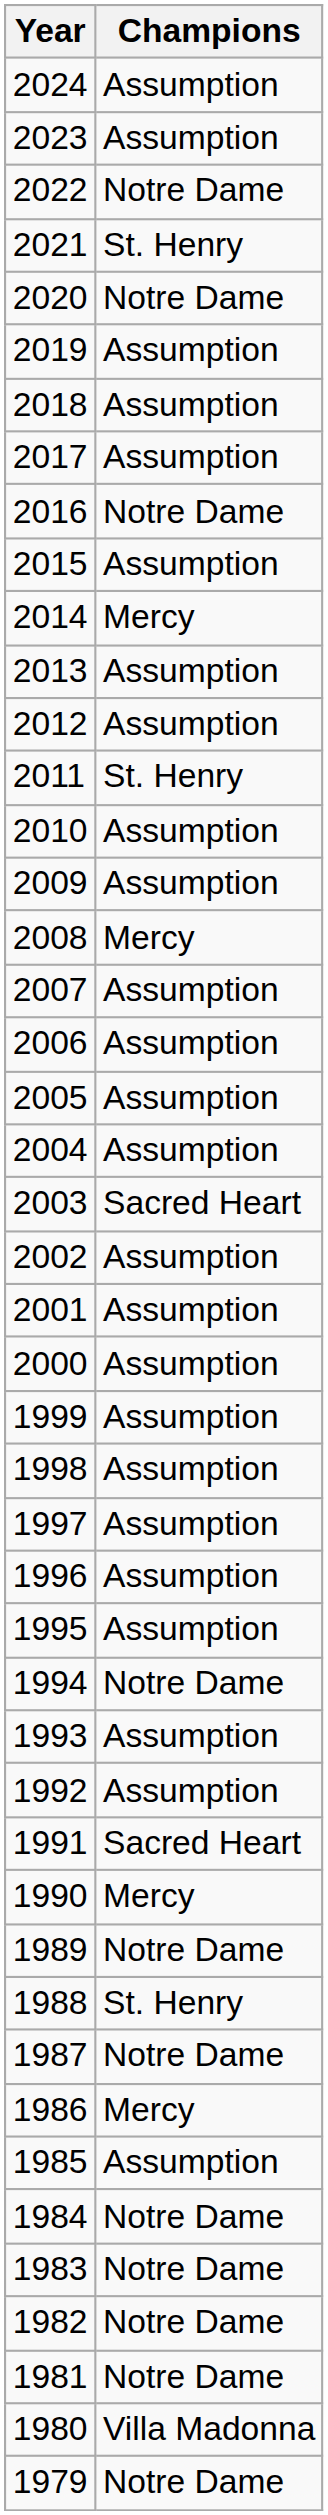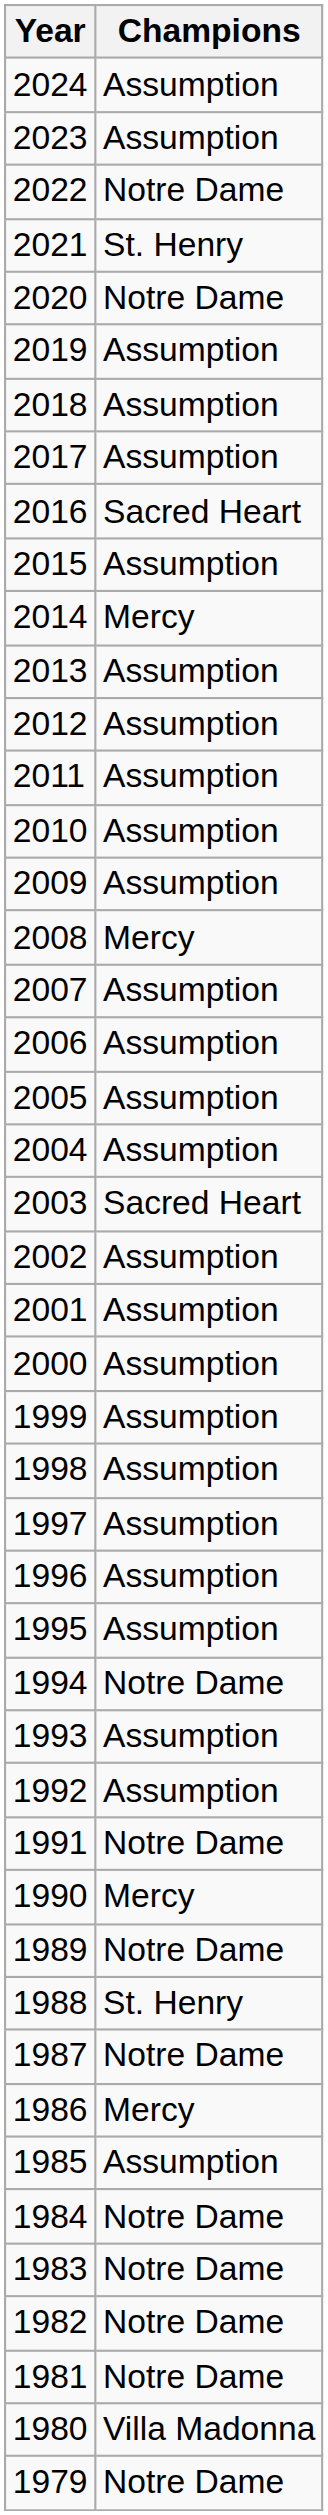(194, 510) Notre Dame -> (202, 510) Sacred Heart
(173, 777) St. Henry -> (191, 777) Assumption
(202, 1842) Sacred Heart -> (194, 1842) Notre Dame
